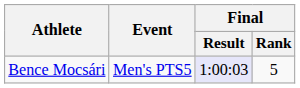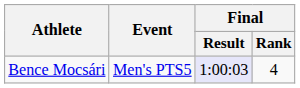(274, 69) 5 -> (274, 69) 4
